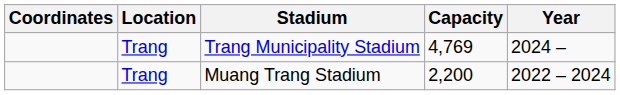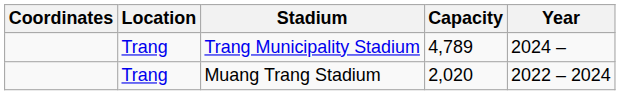(451, 47) 4,769 -> (451, 47) 4,789
(451, 75) 2,200 -> (451, 75) 2,020
